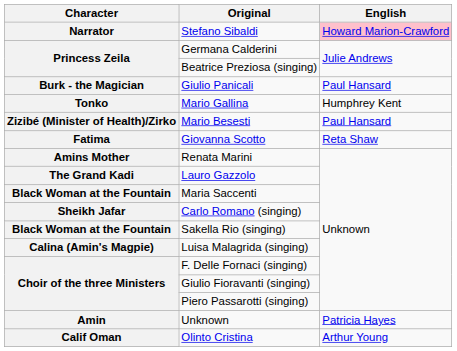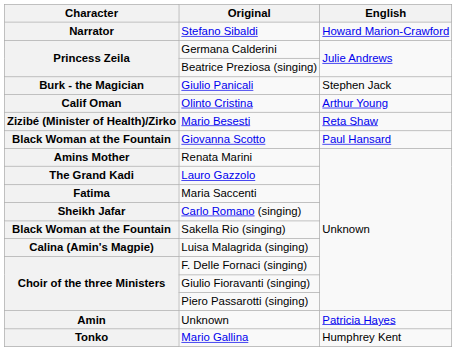(386, 31) pink background -> (386, 31) no background
(357, 85) Paul Hansard -> (357, 85) Stephen Jack
rows swapped: (217, 337) <-> (215, 103)
(357, 121) Paul Hansard -> (350, 121) Reta Shaw
(92, 139) Fatima -> (92, 139) Black Woman at the Fountain
(350, 139) Reta Shaw -> (357, 139) Paul Hansard
(92, 193) Black Woman at the Fountain -> (92, 193) Fatima
